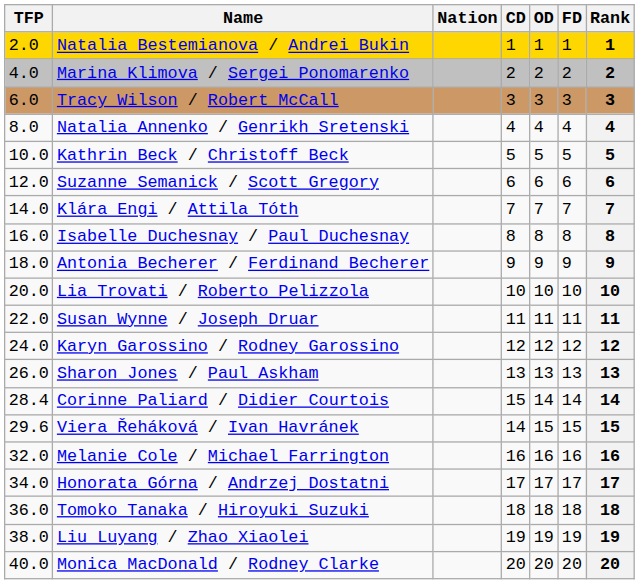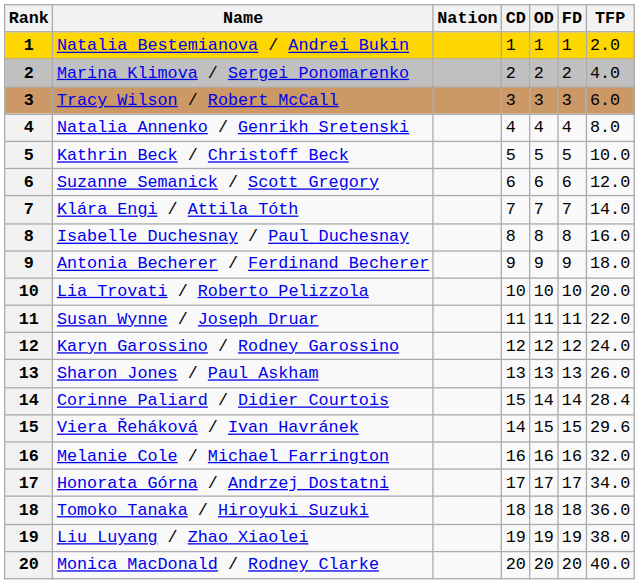columns swapped: (610, 18) <-> (29, 18)
